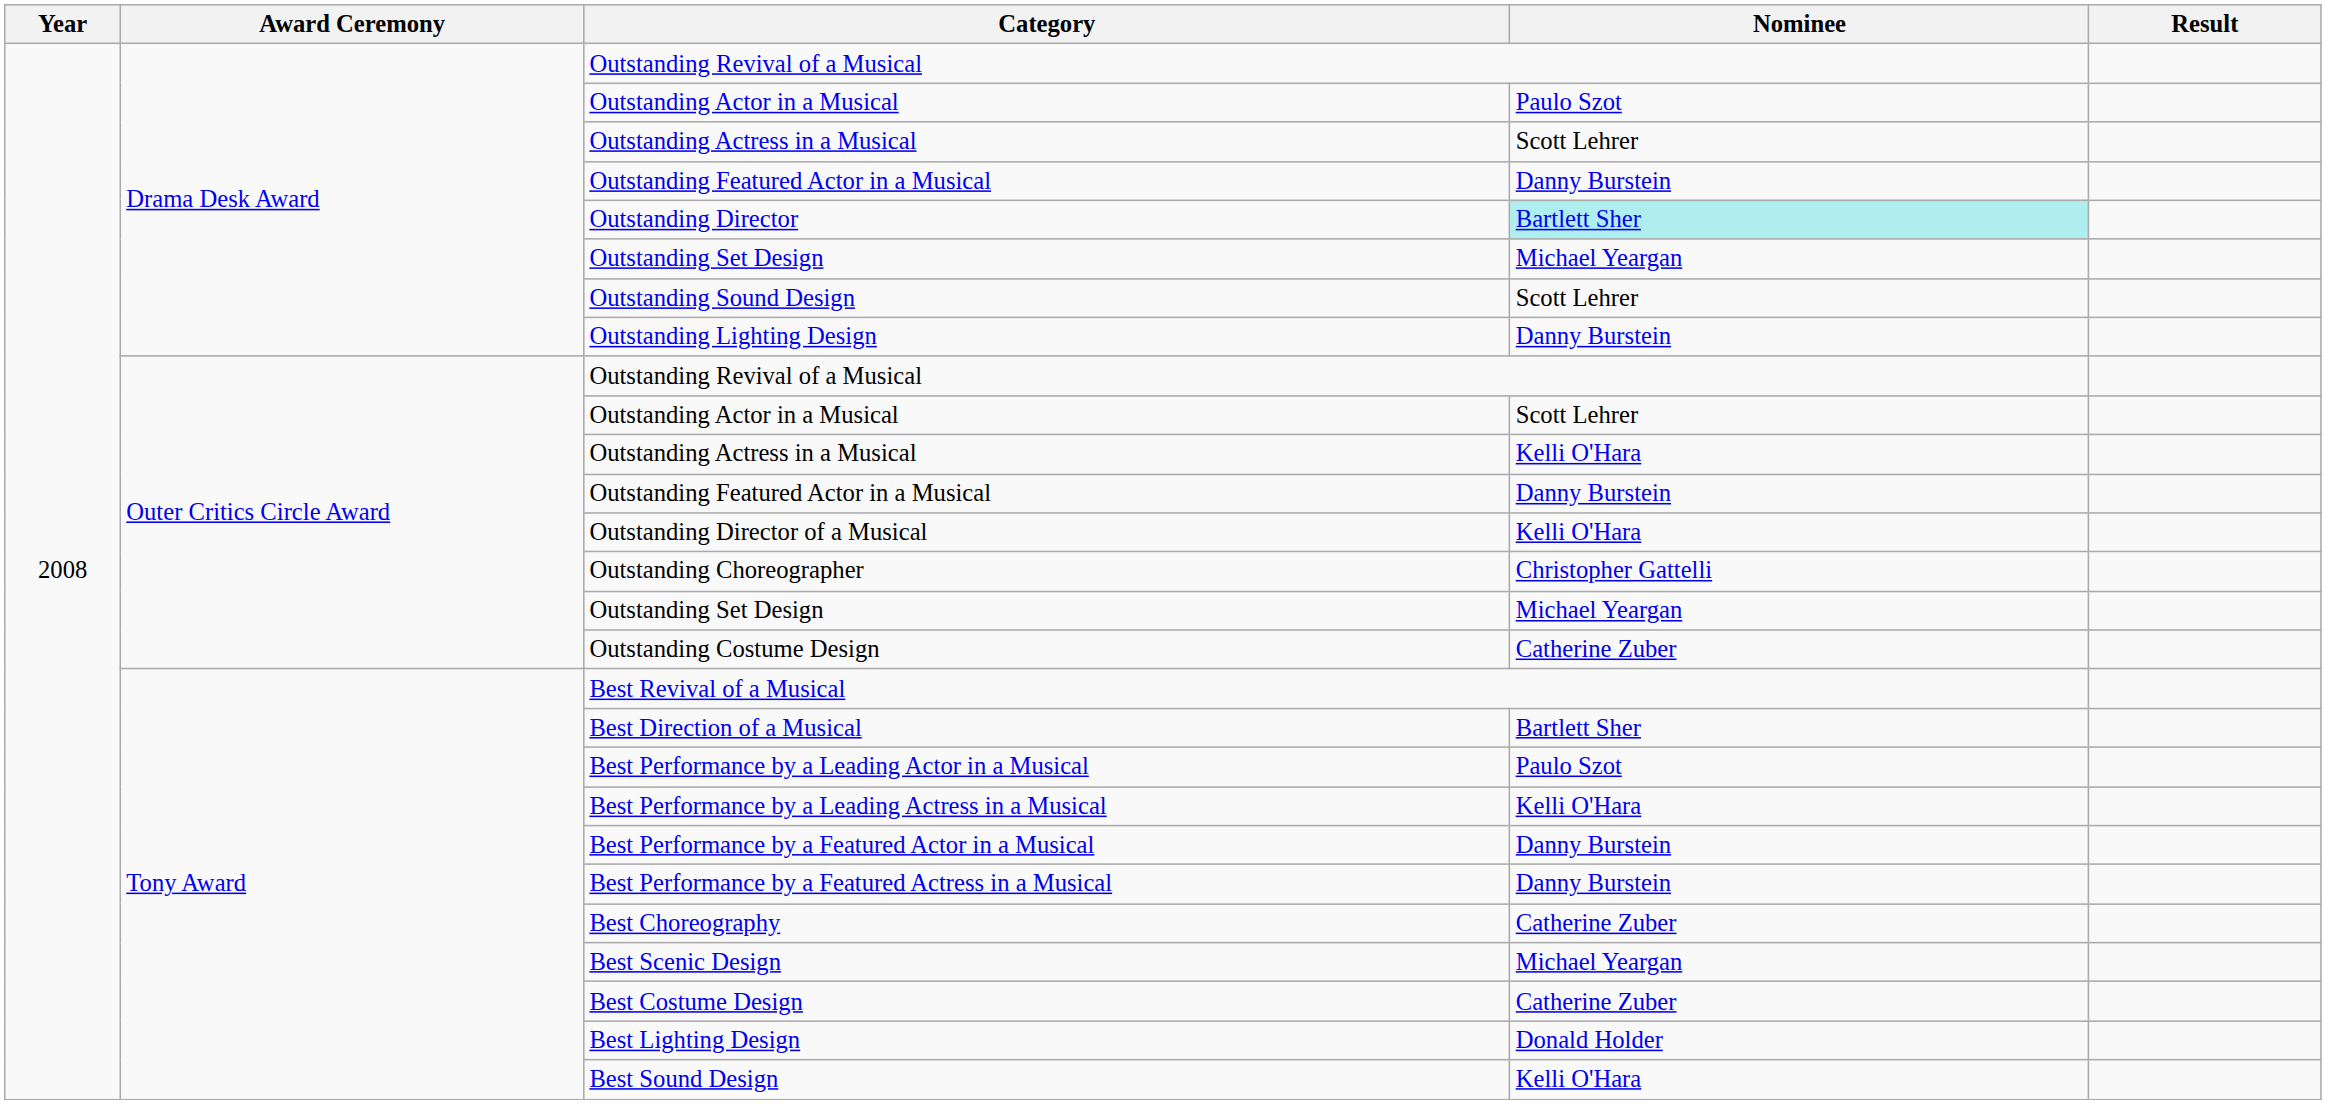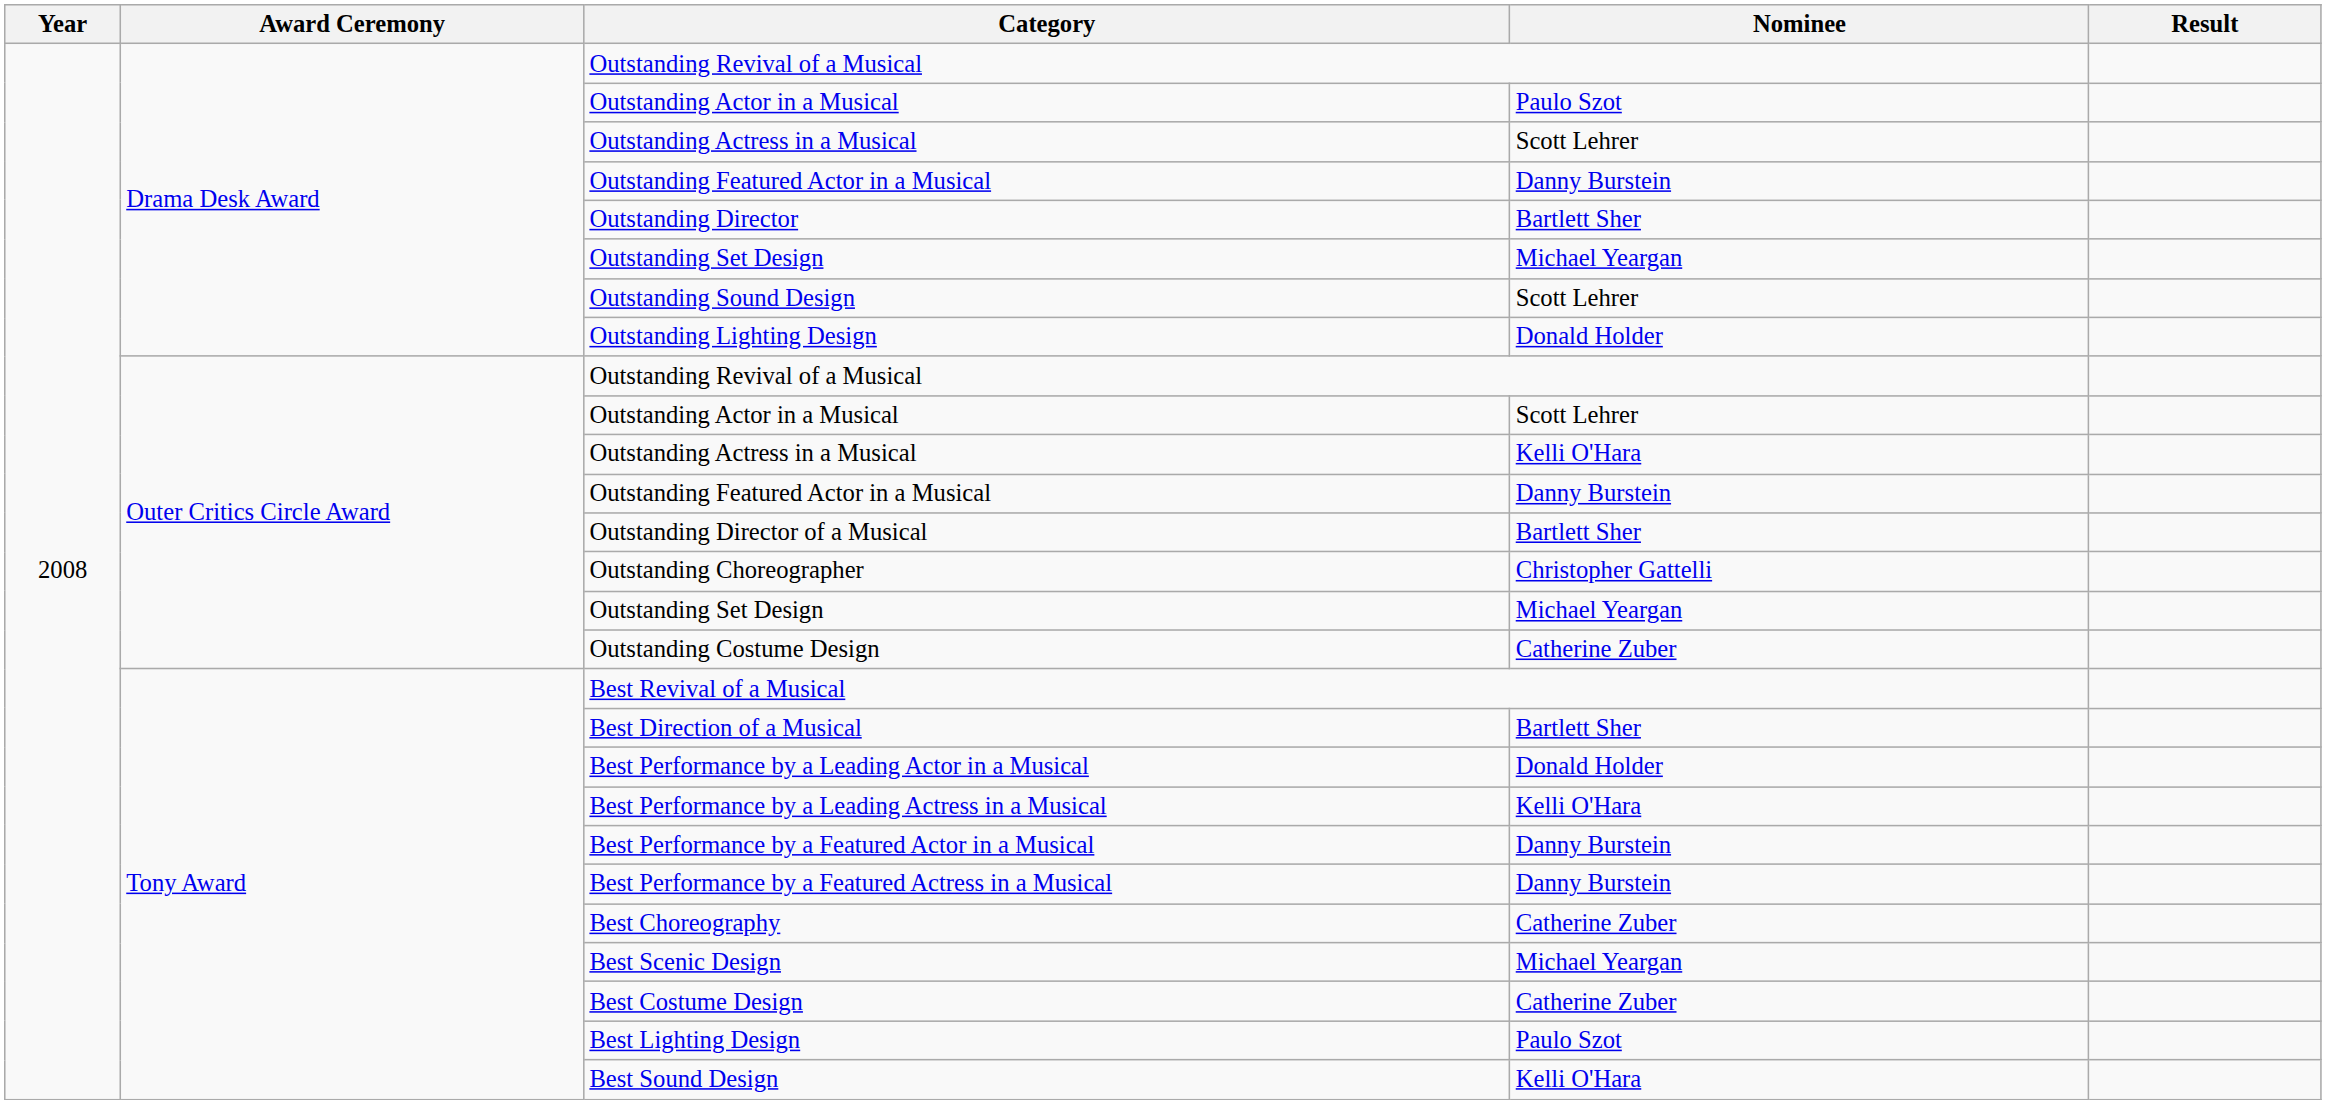(1578, 219) paleturquoise background -> (1578, 219) no background
(1593, 336) Danny Burstein -> (1589, 336) Donald Holder
(1578, 532) Kelli O'Hara -> (1578, 532) Bartlett Sher
(1569, 766) Paulo Szot -> (1589, 766) Donald Holder
(1589, 1040) Donald Holder -> (1569, 1040) Paulo Szot
